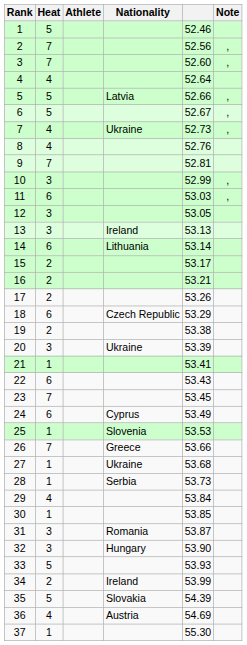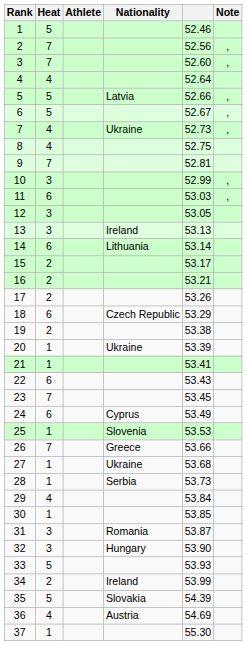(198, 146) 52.76 -> (198, 146) 52.75
(49, 347) 3 -> (49, 347) 1
